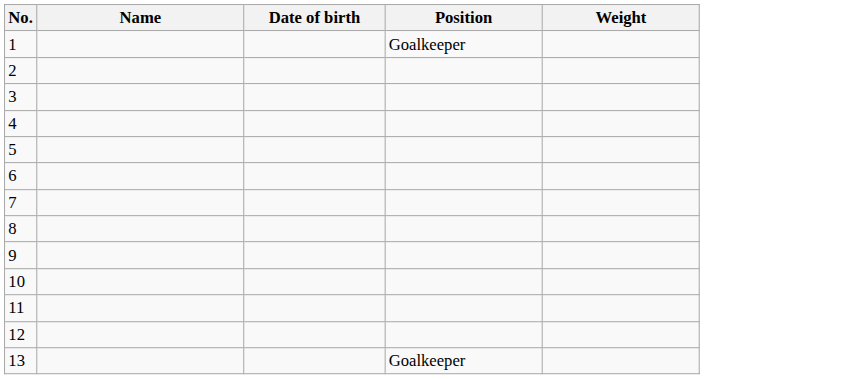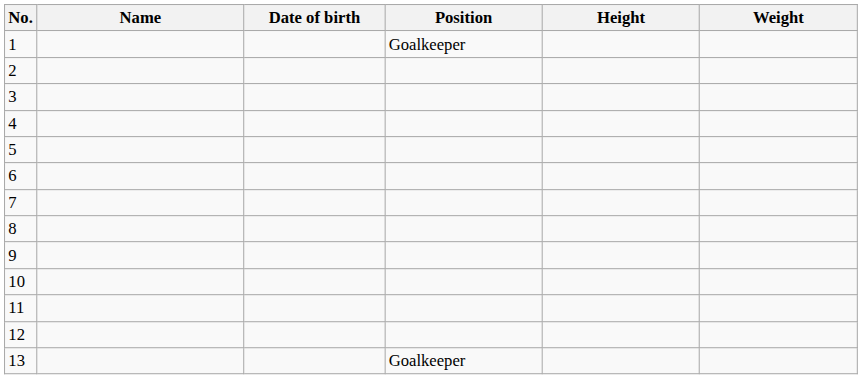+ column: (621, 17)
